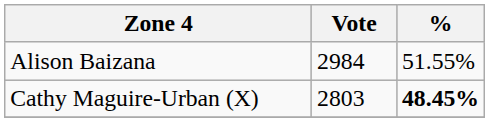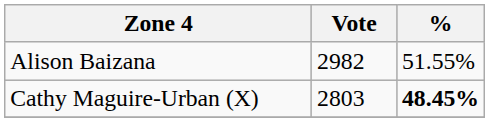(341, 60) 2984 -> (341, 60) 2982
